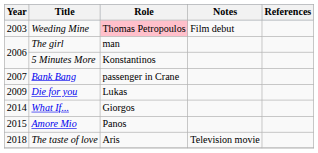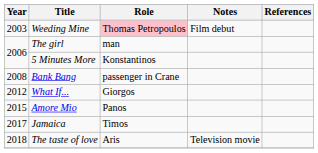(17, 76) 2007 -> (17, 76) 2008
- row: (54, 92)
(17, 108) 2014 -> (17, 92) 2012
+ row: (49, 124)
